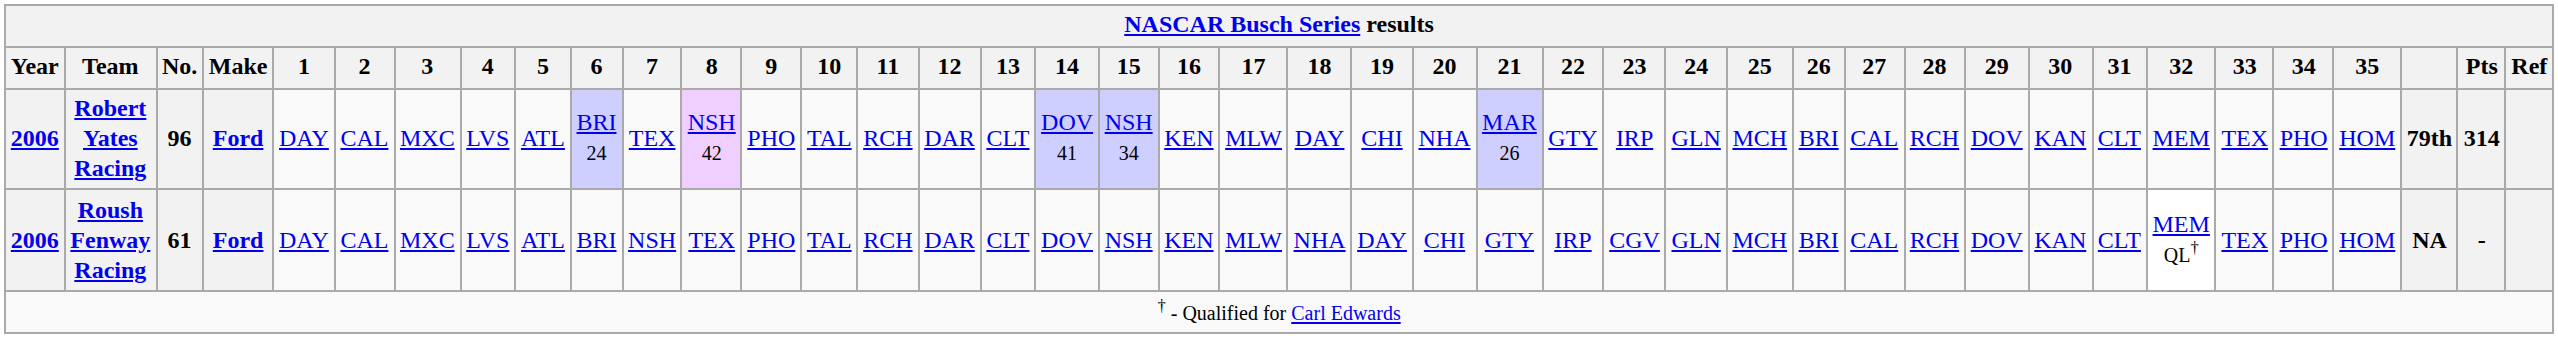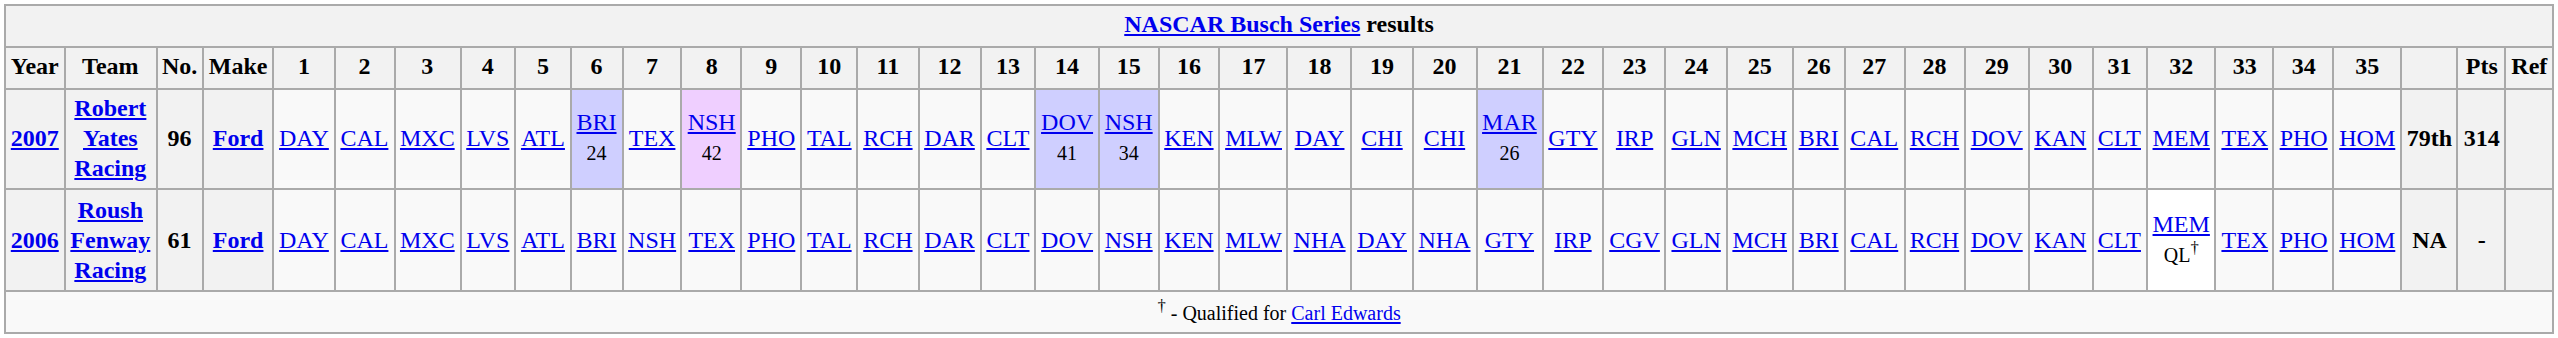(35, 138) 2006 -> (35, 138) 2007
(1444, 138) NHA -> (1444, 138) CHI
(1444, 239) CHI -> (1444, 239) NHA
